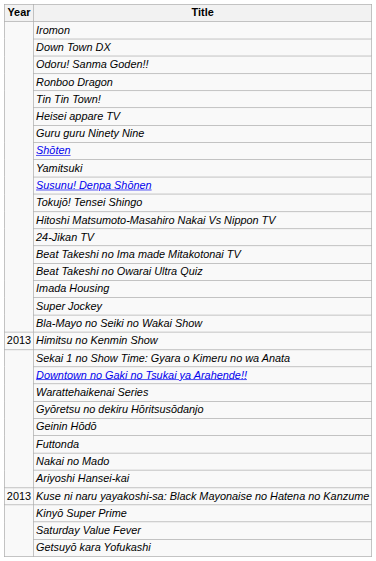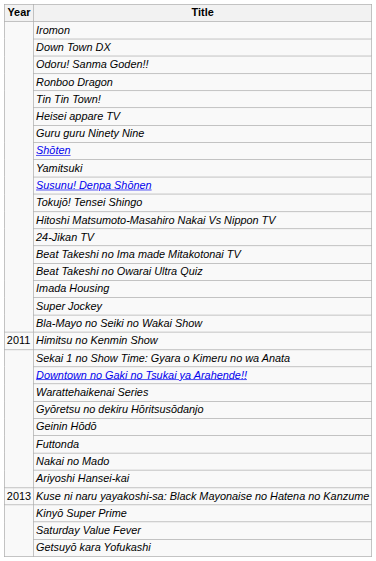(19, 340) 2013 -> (19, 340) 2011
